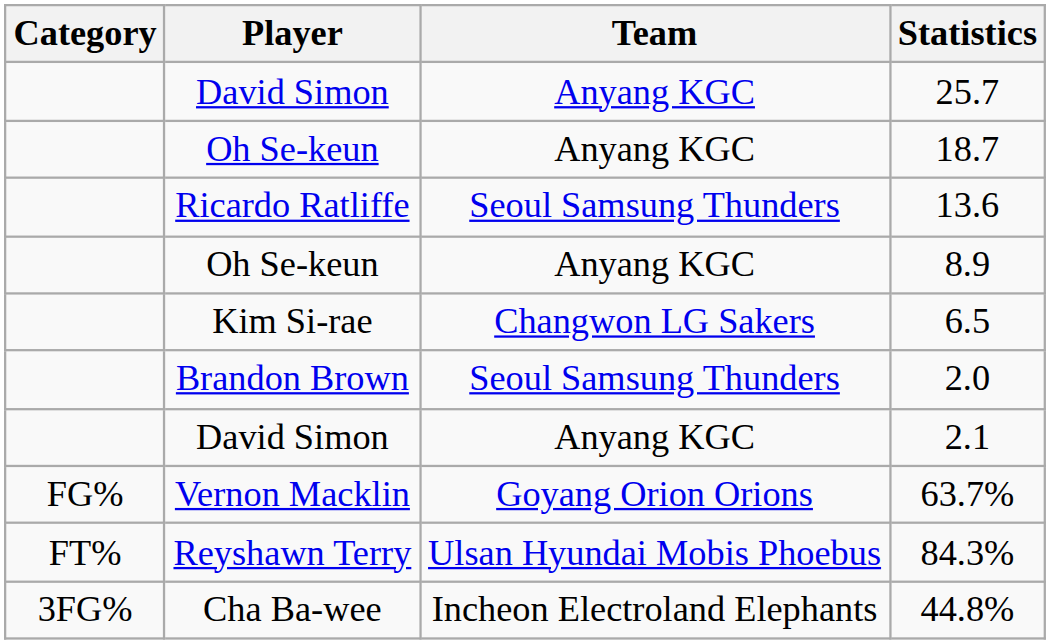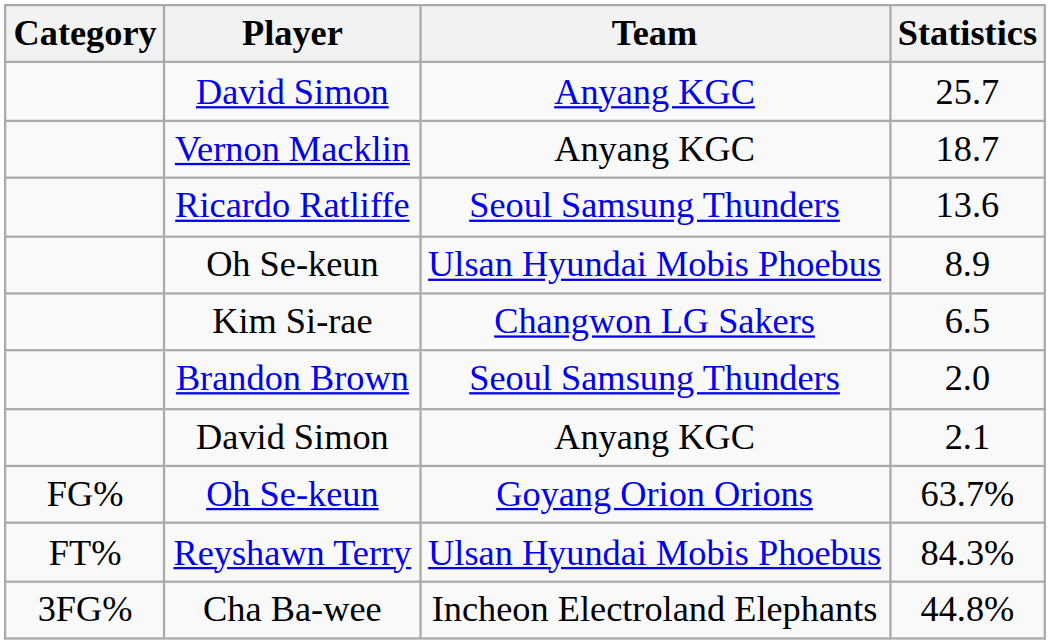(292, 148) Oh Se-keun -> (292, 148) Vernon Macklin
(655, 263) Anyang KGC -> (655, 263) Ulsan Hyundai Mobis Phoebus
(292, 494) Vernon Macklin -> (292, 494) Oh Se-keun
